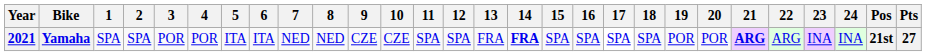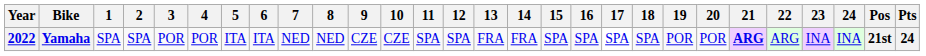(22, 39) 2021 -> (22, 39) 2022
(525, 39) bold -> (524, 39) normal
(909, 39) 27 -> (907, 39) 24
